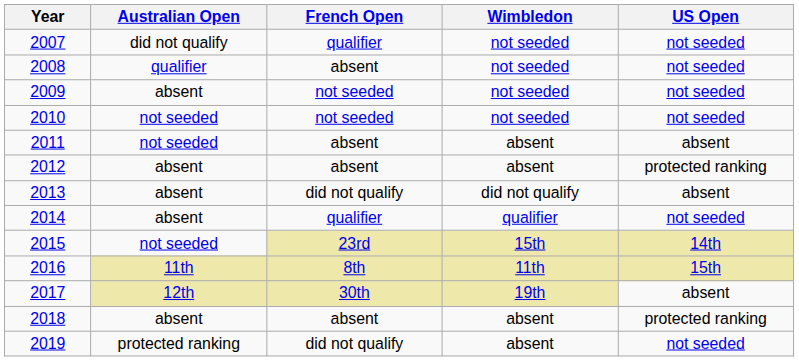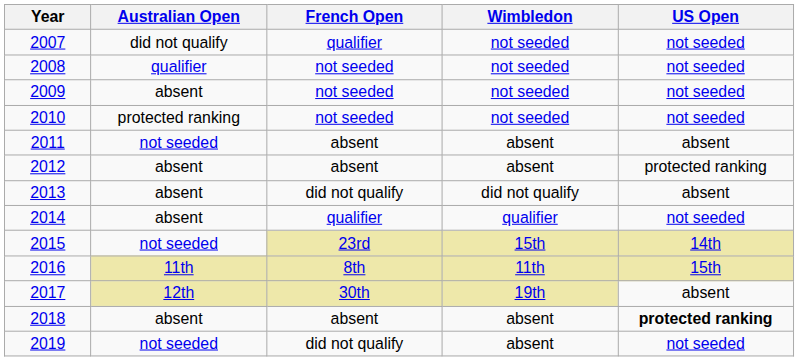(354, 67) absent -> (354, 67) not seeded
(179, 117) not seeded -> (179, 117) protected ranking
(706, 318) normal -> (706, 318) bold
(179, 343) protected ranking -> (179, 343) not seeded
